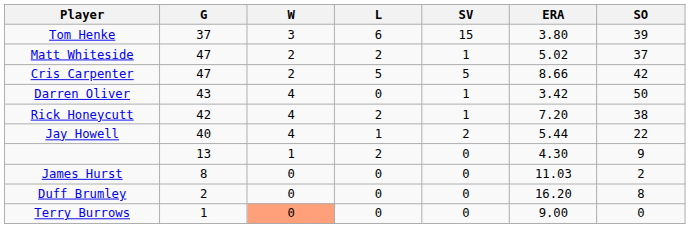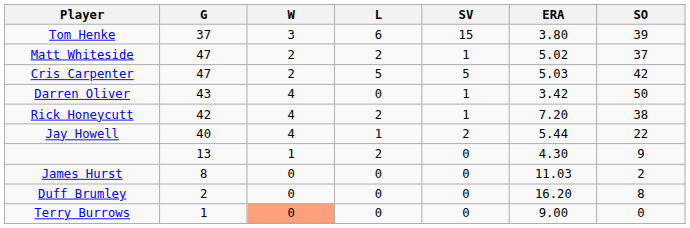(553, 74) 8.66 -> (553, 74) 5.03
